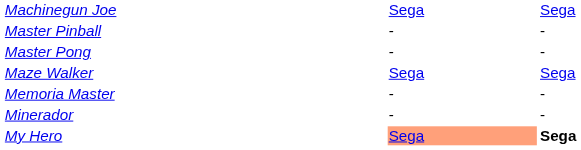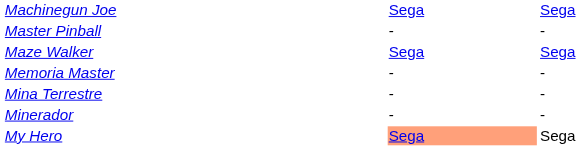- row: (48, 52)
+ row: (54, 94)
(558, 135) bold -> (558, 135) normal
